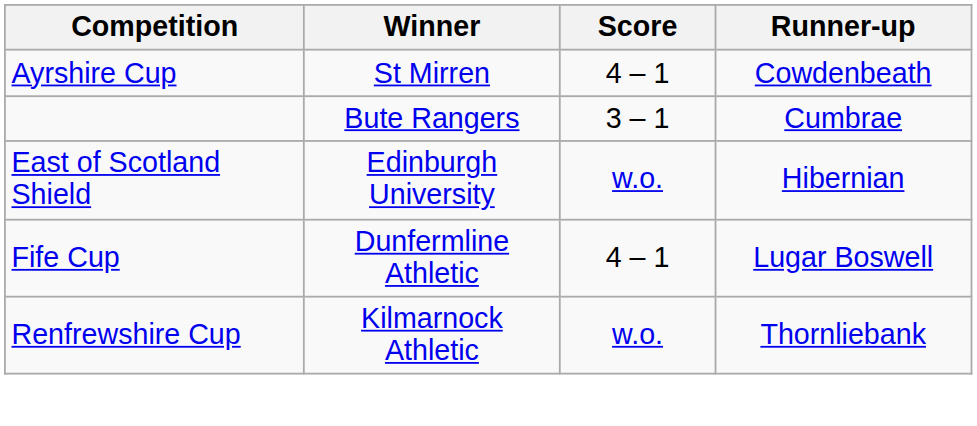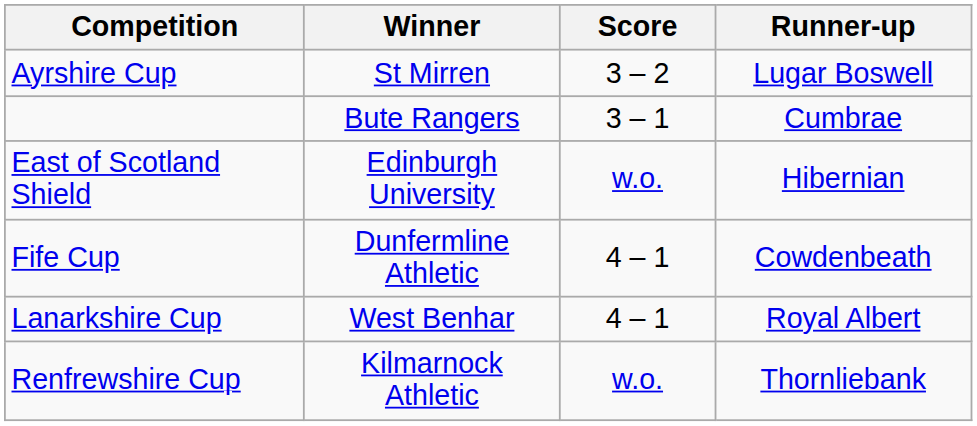(638, 72) 4 – 1 -> (638, 72) 3 – 2
(843, 72) Cowdenbeath -> (843, 72) Lugar Boswell
(843, 257) Lugar Boswell -> (843, 257) Cowdenbeath
+ row: (117, 318)
